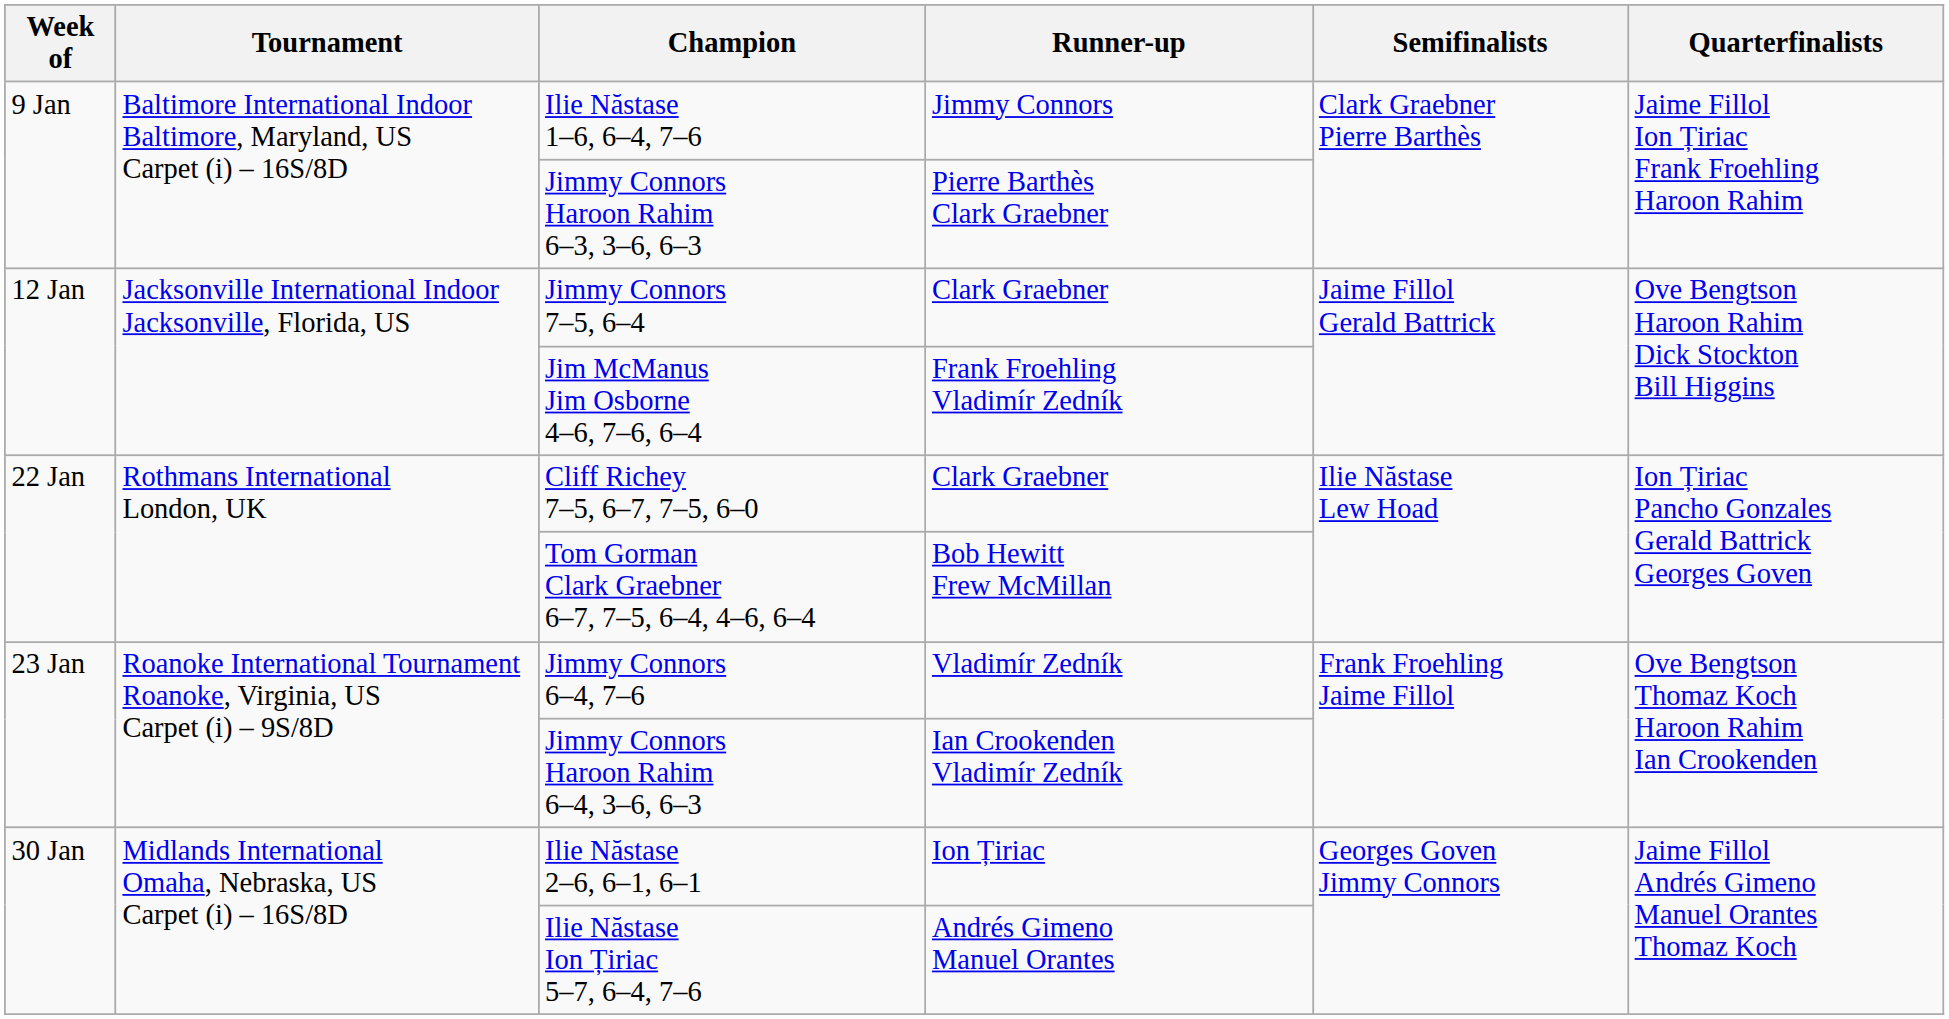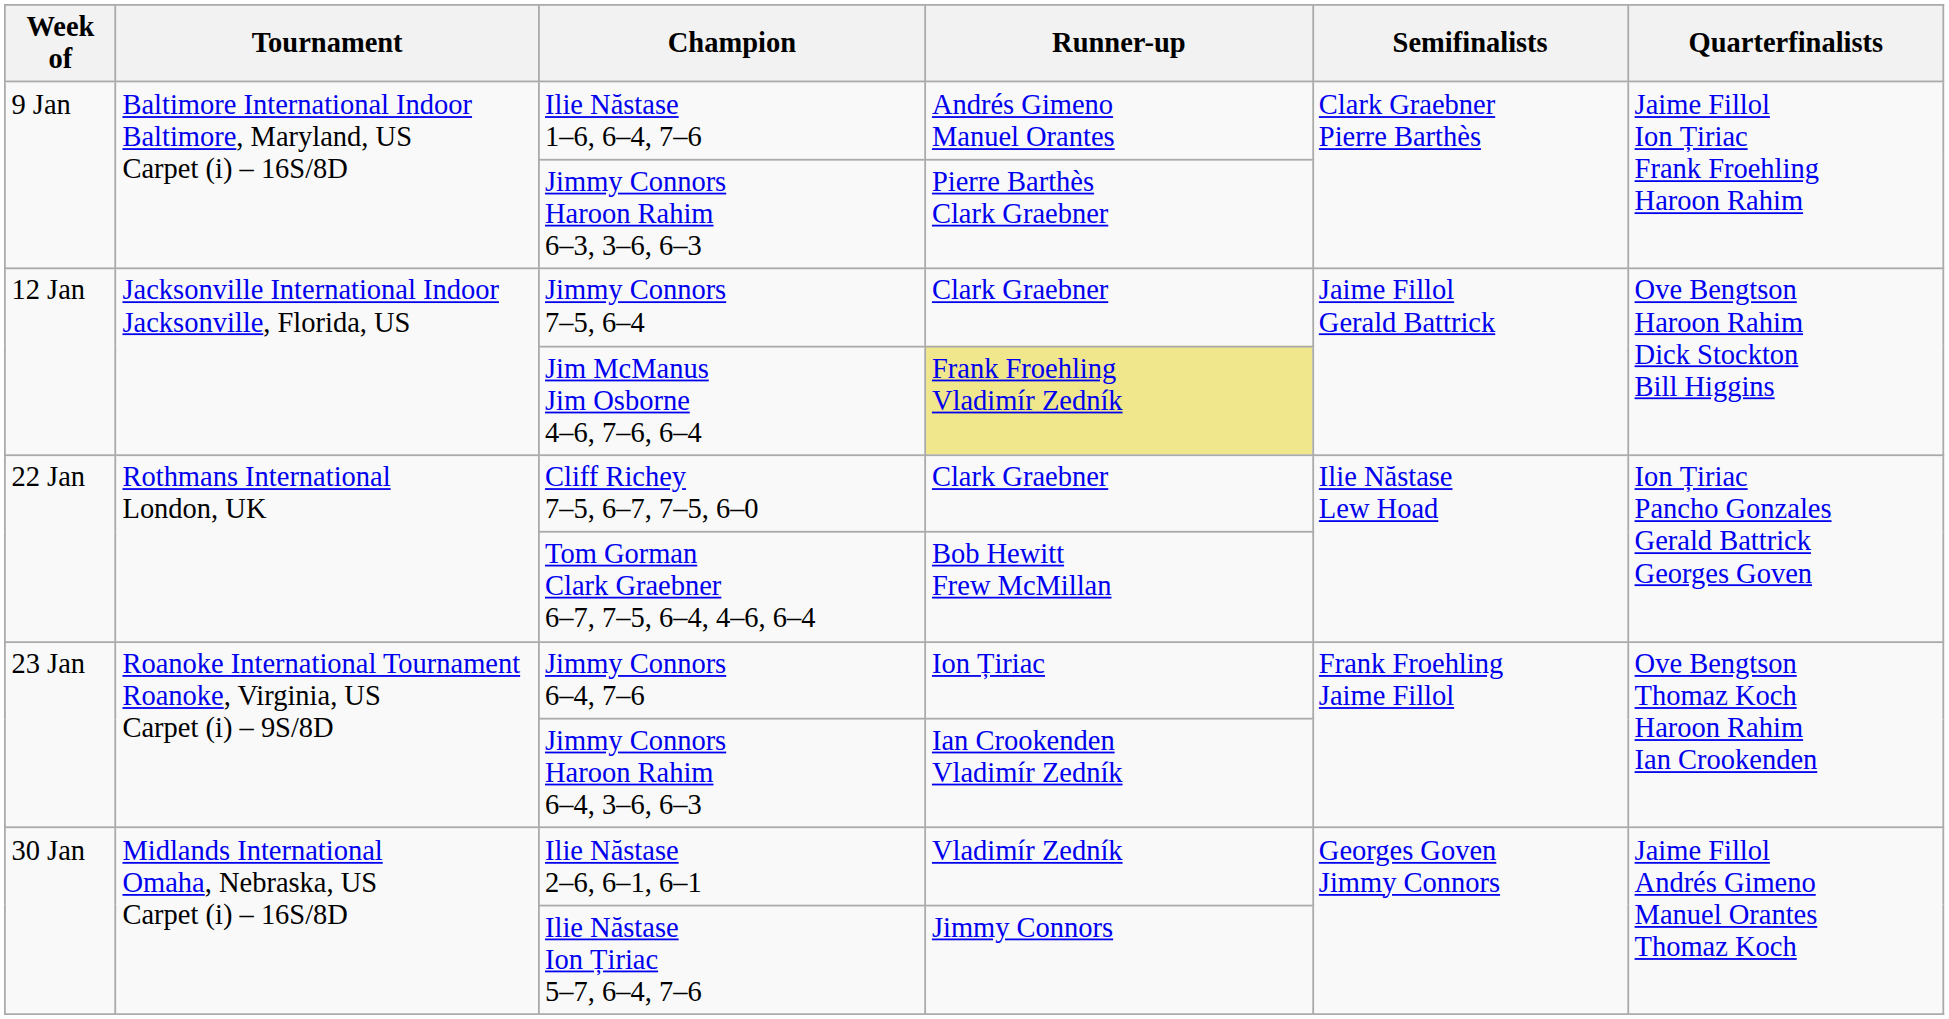(1023, 104) Jimmy Connors -> (1023, 120) Andrés Gimeno Manuel Orantes
(1027, 383) no background -> (1027, 383) khaki background
(1027, 663) Vladimír Zedník -> (988, 663) Ion Țiriac
(988, 850) Ion Țiriac -> (1027, 850) Vladimír Zedník
(1023, 943) Andrés Gimeno Manuel Orantes -> (1023, 927) Jimmy Connors
